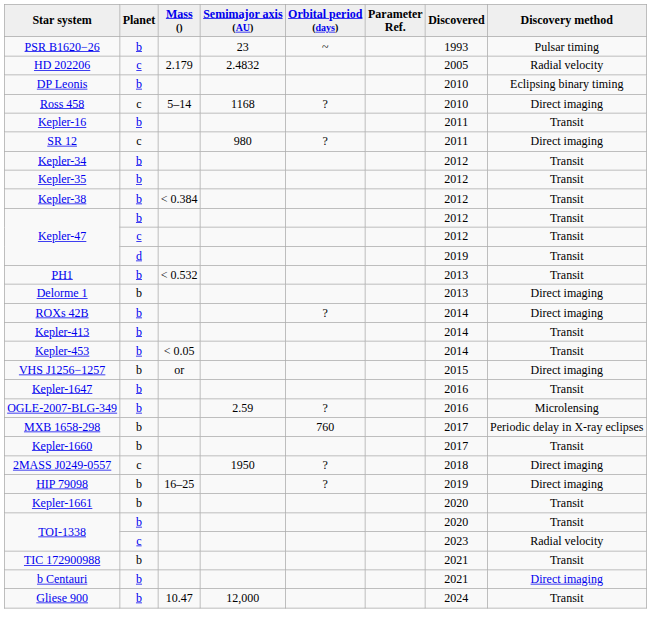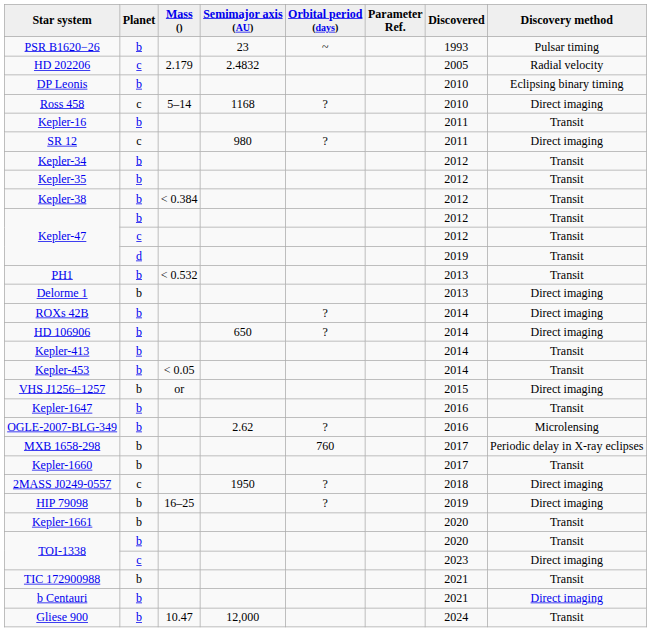+ row: (62, 332)
(243, 408) 2.59 -> (243, 427) 2.62
(567, 541) Radial velocity -> (567, 560) Direct imaging
